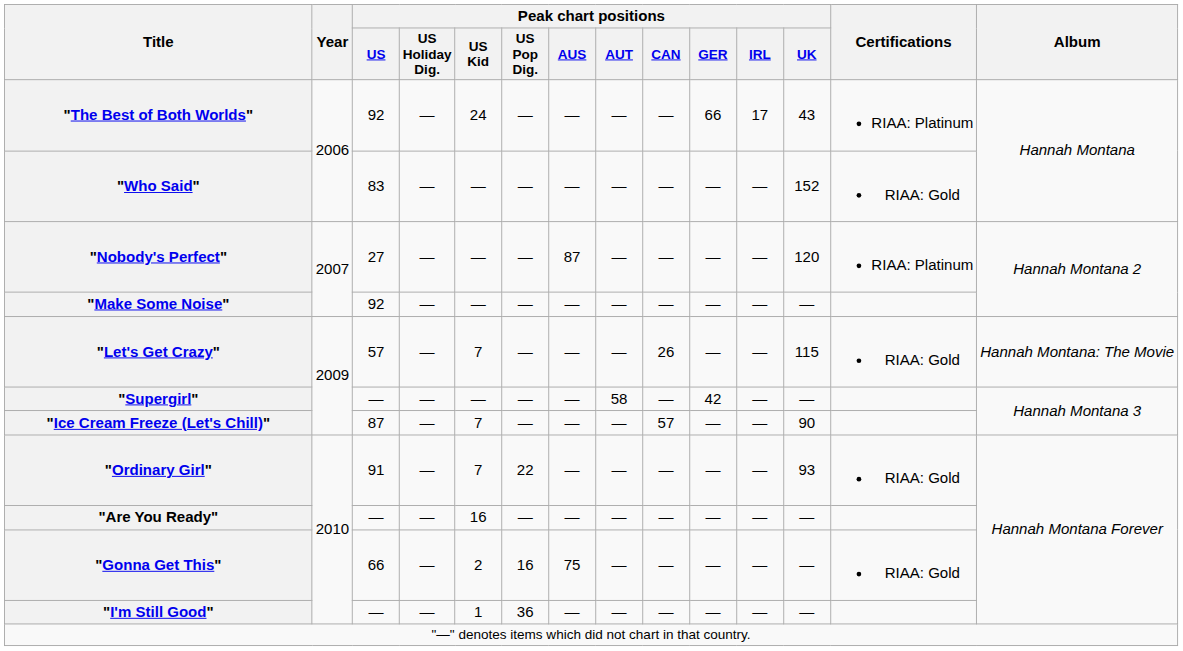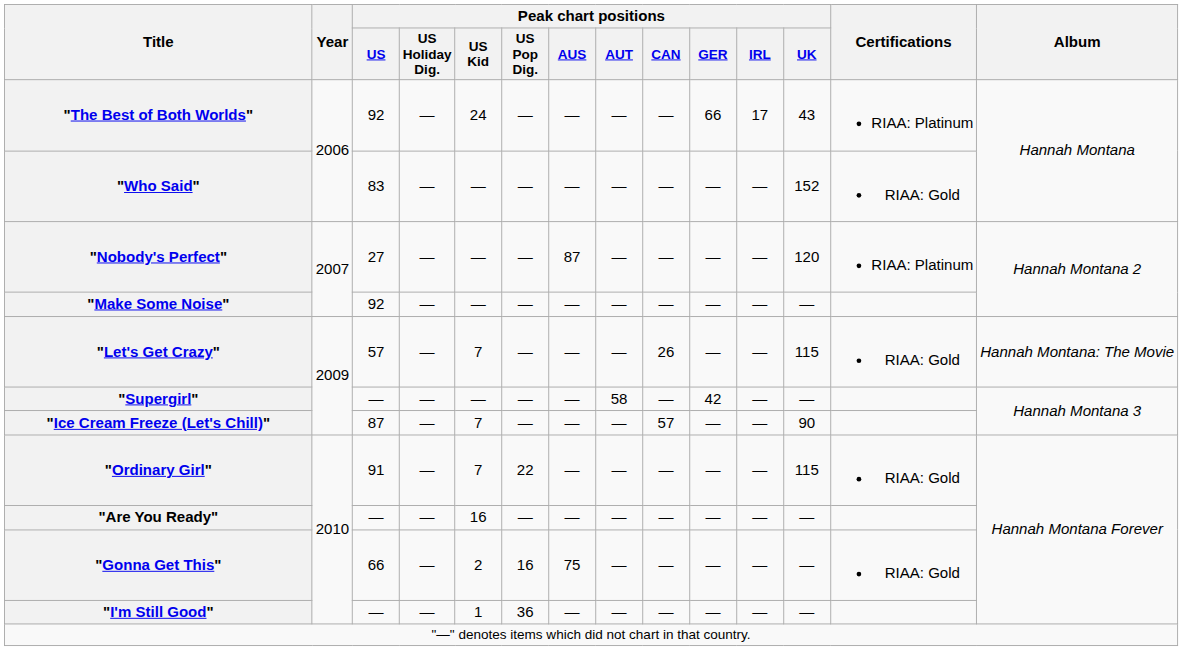(807, 470) 93 -> (807, 470) 115
